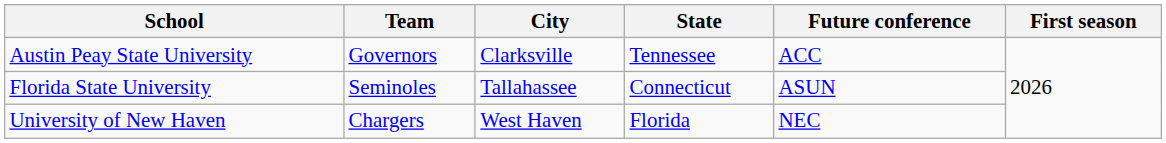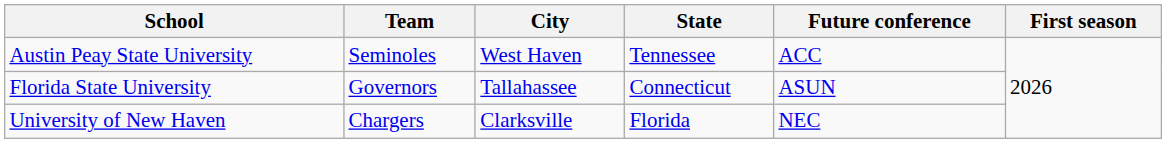(393, 54) Governors -> (392, 54) Seminoles
(526, 54) Clarksville -> (531, 54) West Haven
(392, 87) Seminoles -> (393, 87) Governors
(531, 120) West Haven -> (526, 120) Clarksville
